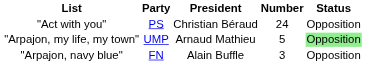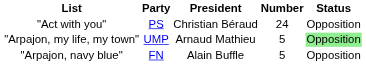(282, 55) 3 -> (282, 55) 5
